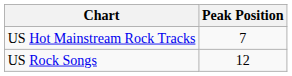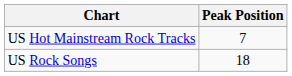(243, 60) 12 -> (243, 60) 18
